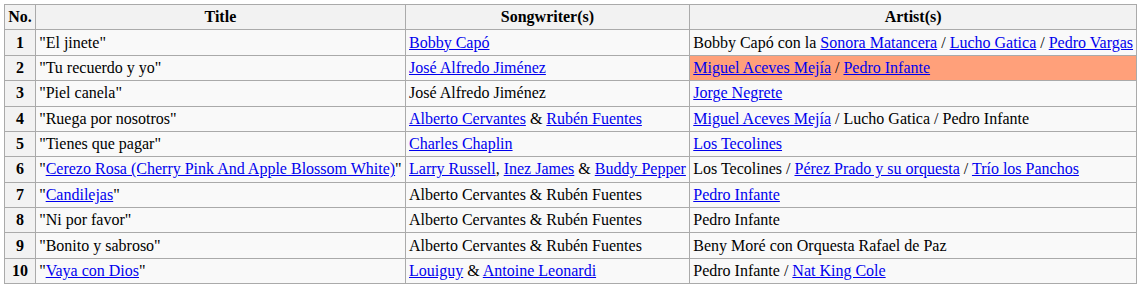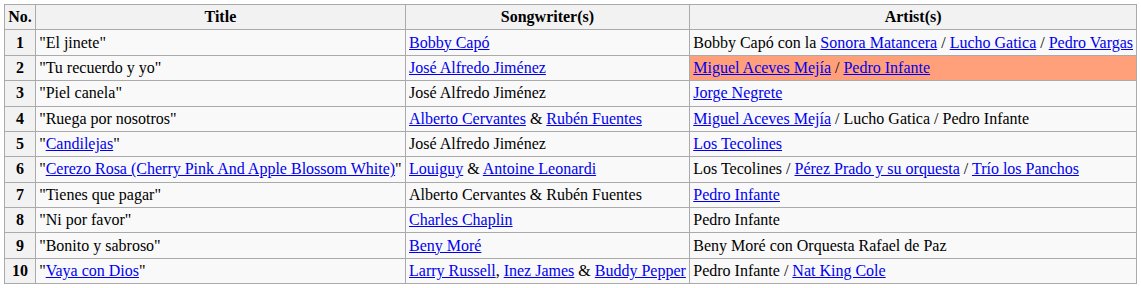(100, 144) "Tienes que pagar" -> (79, 144) "Candilejas"
(461, 144) Charles Chaplin -> (477, 144) José Alfredo Jiménez
(547, 169) Larry Russell, Inez James & Buddy Pepper -> (503, 169) Louiguy & Antoine Leonardi
(79, 194) "Candilejas" -> (100, 194) "Tienes que pagar"
(525, 220) Alberto Cervantes & Rubén Fuentes -> (461, 220) Charles Chaplin
(525, 245) Alberto Cervantes & Rubén Fuentes -> (445, 245) Beny Moré
(503, 270) Louiguy & Antoine Leonardi -> (547, 270) Larry Russell, Inez James & Buddy Pepper
